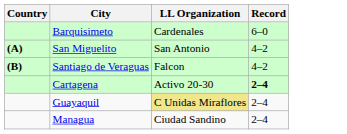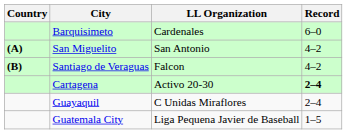(200, 102) khaki background -> (200, 102) no background
- row: (73, 119)
+ row: (88, 119)
